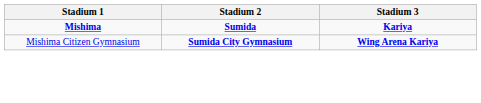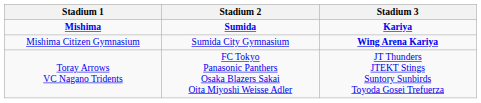(240, 42) bold -> (240, 42) normal
+ row: (83, 73)
